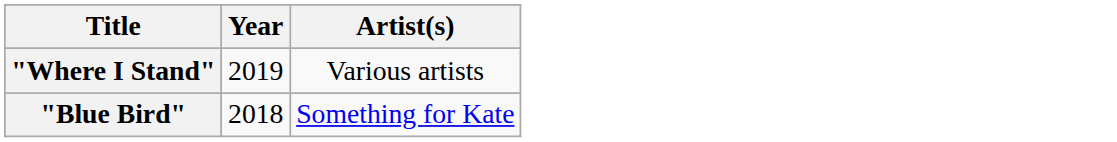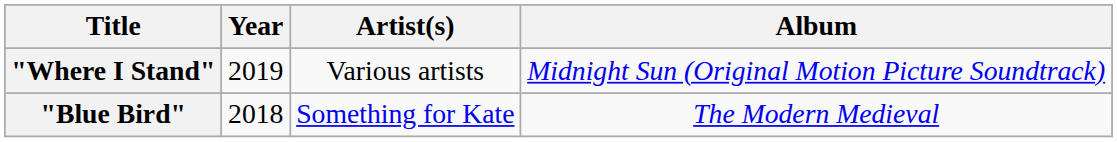+ column: (816, 26)
